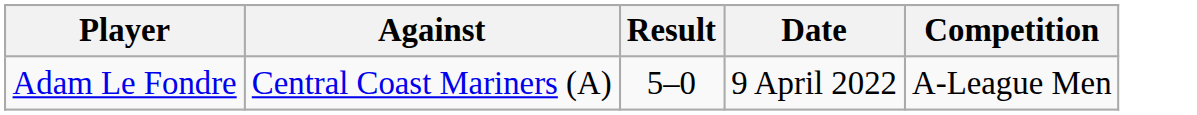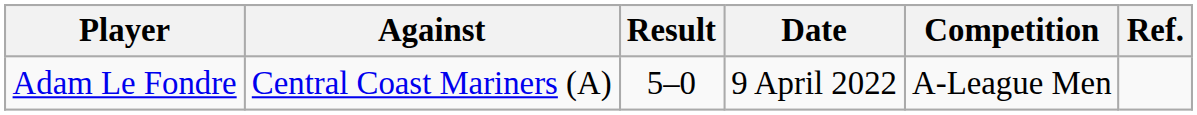+ column: (1155, 30)
